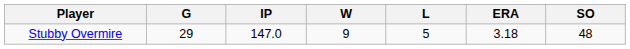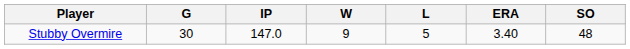(186, 34) 29 -> (186, 34) 30
(506, 34) 3.18 -> (506, 34) 3.40
